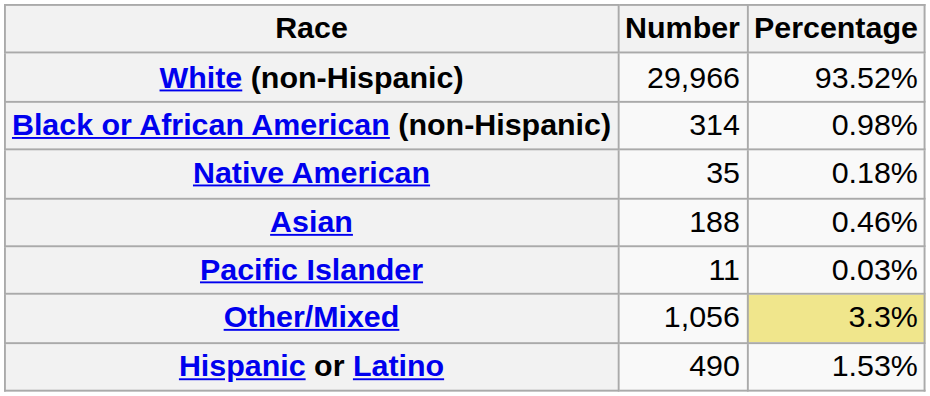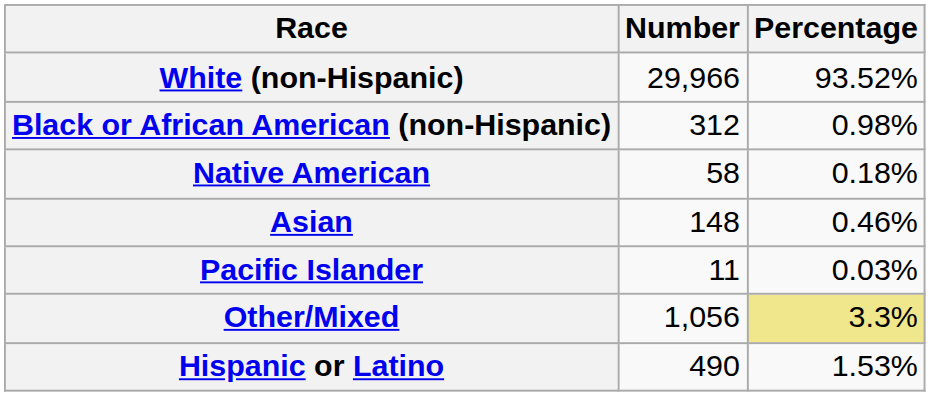(715, 125) 314 -> (715, 125) 312
(723, 173) 35 -> (723, 173) 58
(715, 221) 188 -> (715, 221) 148
